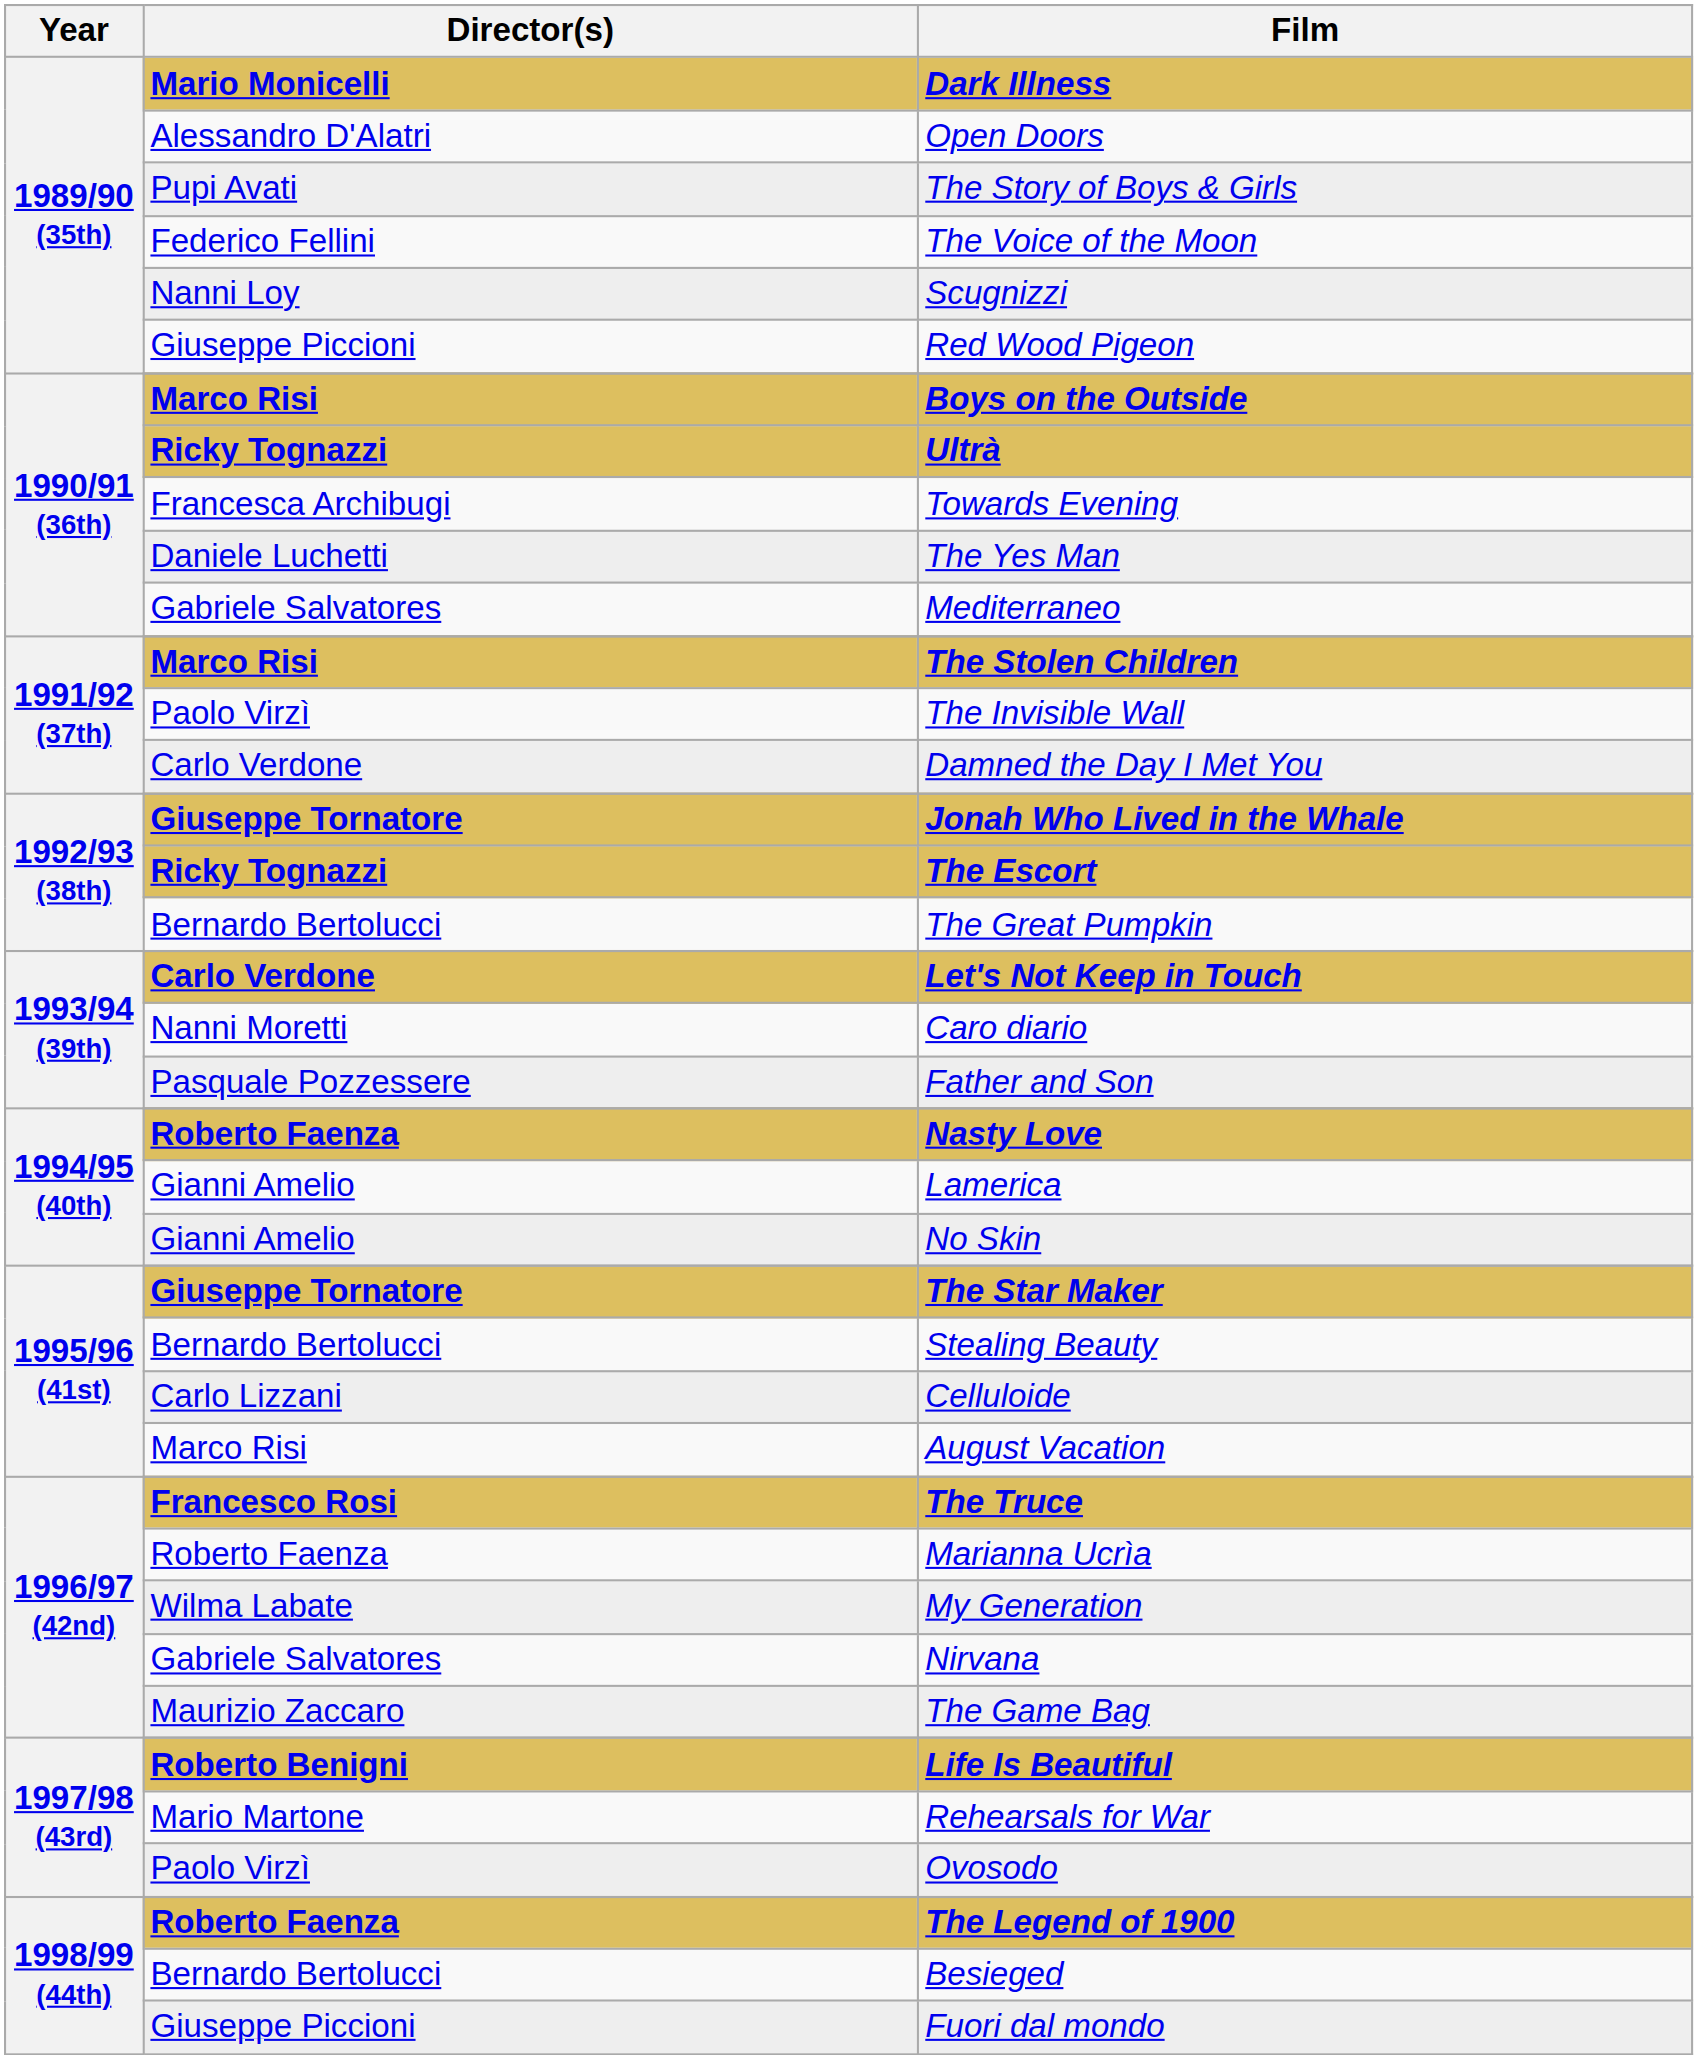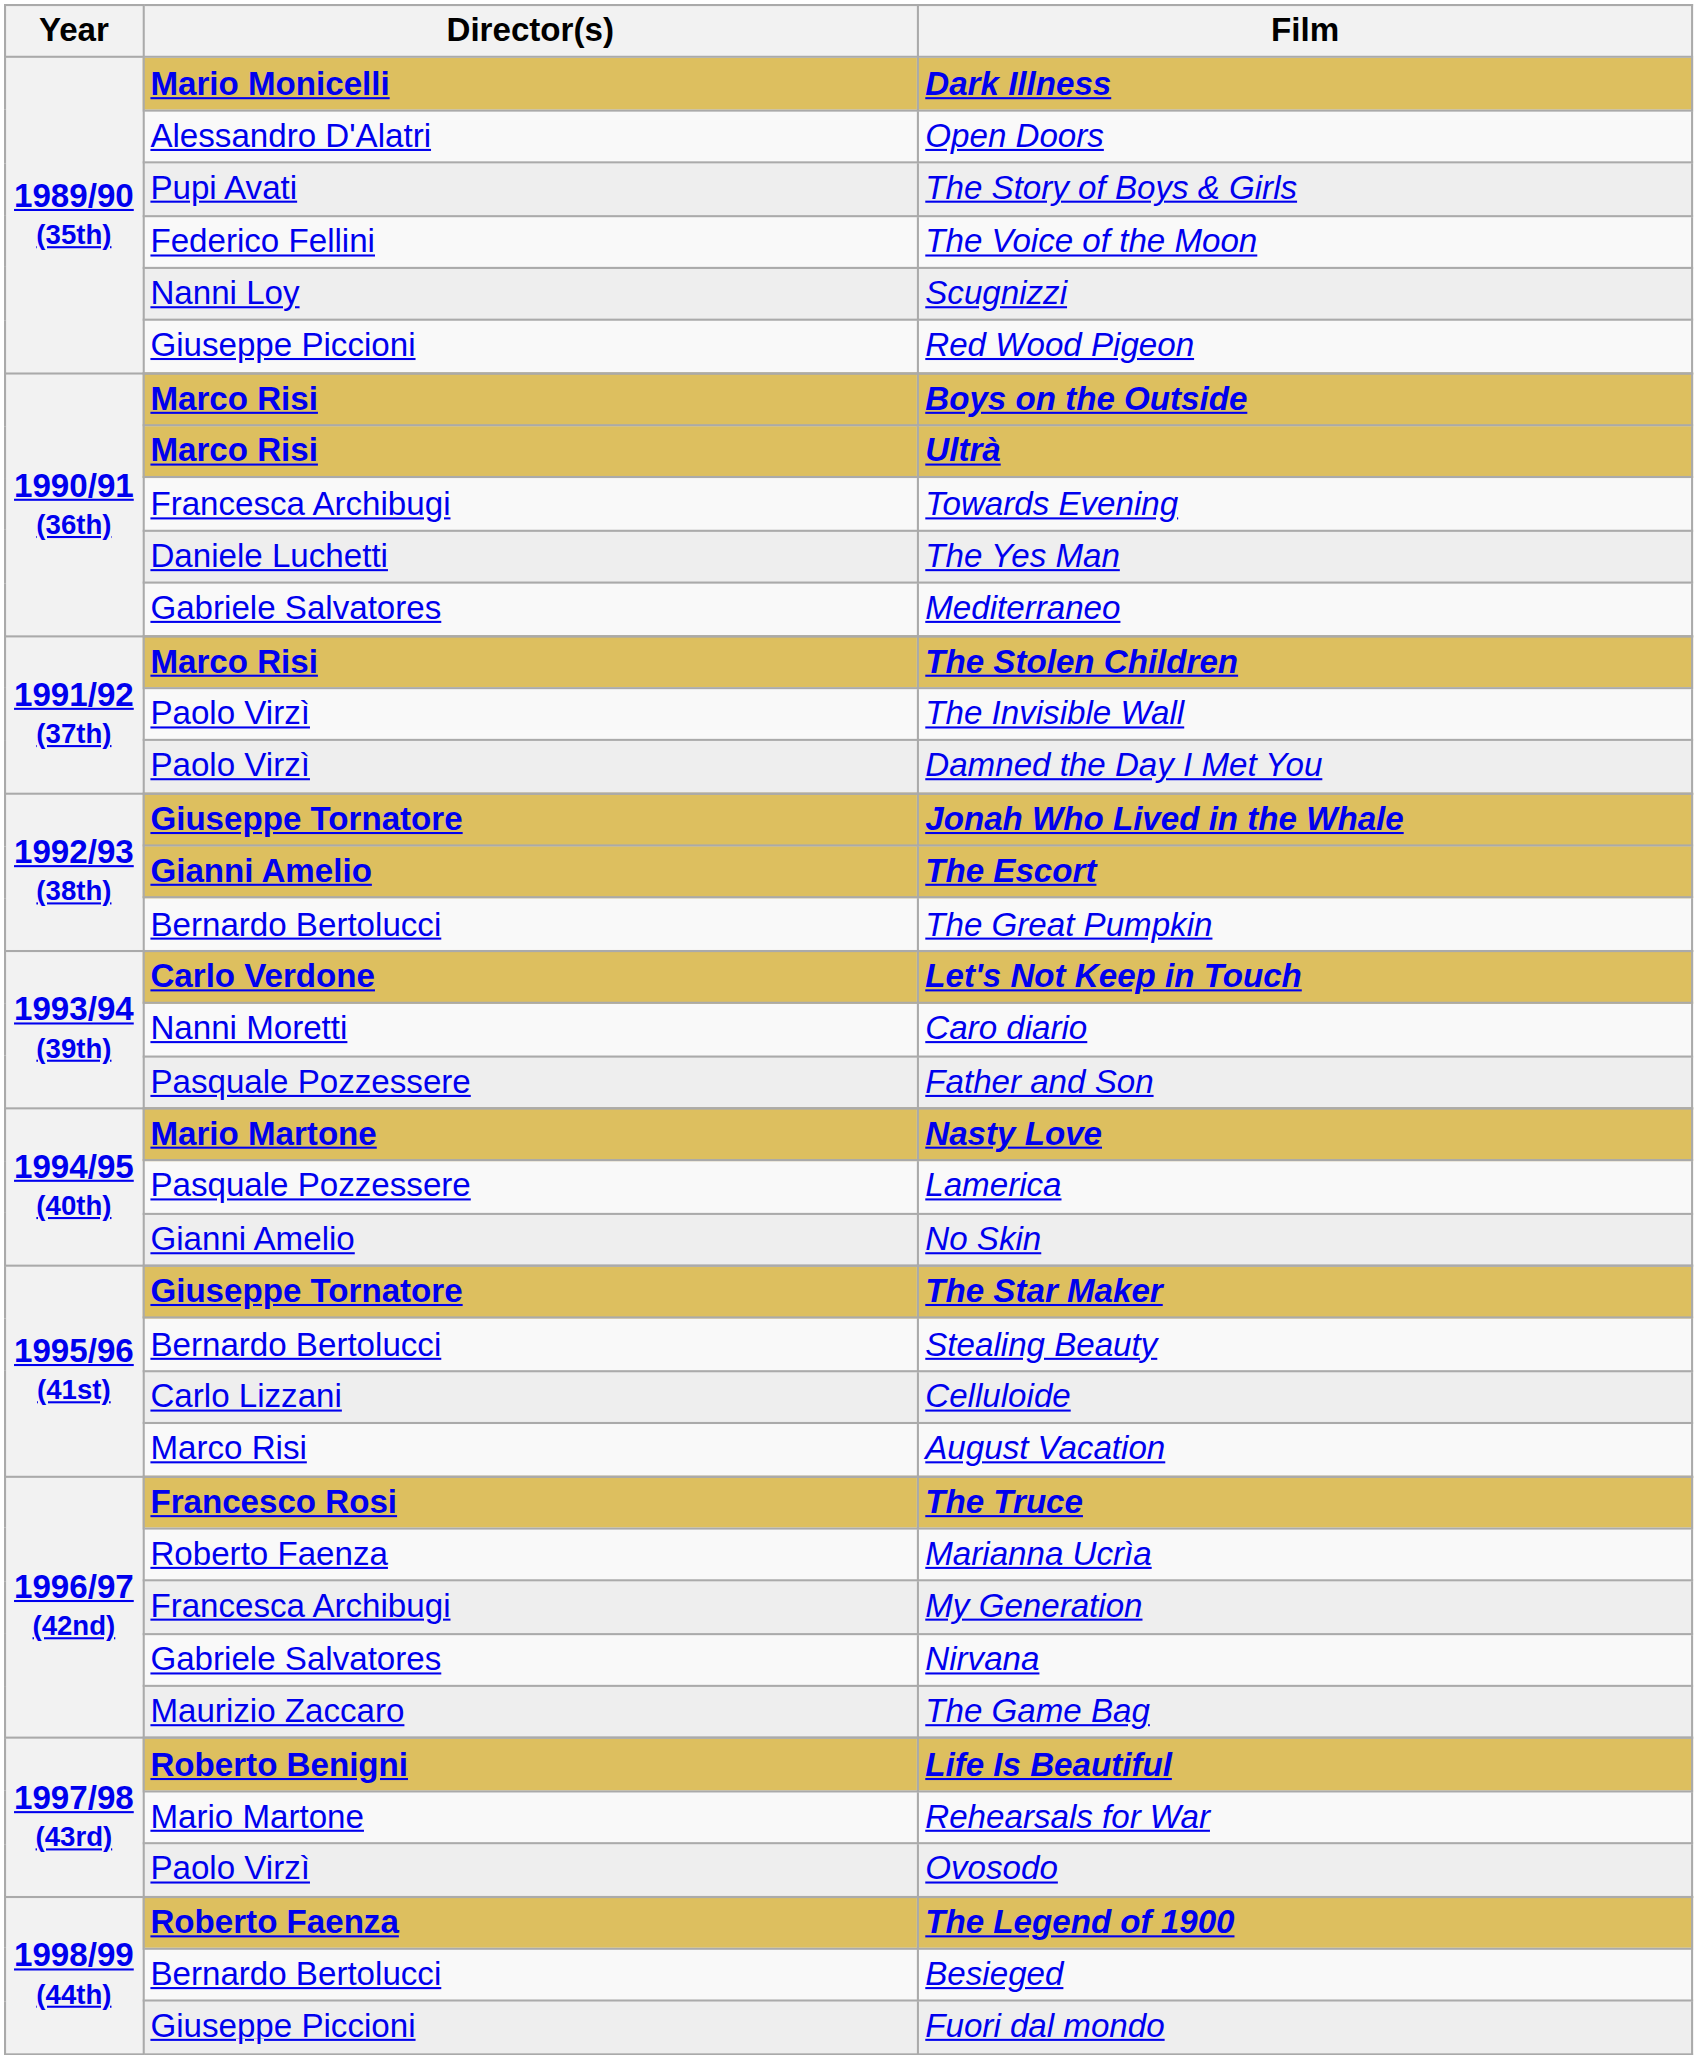(269, 450) Ricky Tognazzi -> (234, 450) Marco Risi
(256, 766) Carlo Verdone -> (230, 766) Paolo Virzì
(269, 871) Ricky Tognazzi -> (261, 871) Gianni Amelio
(275, 1133) Roberto Faenza -> (264, 1133) Mario Martone
(253, 1186) Gianni Amelio -> (311, 1186) Pasquale Pozzessere
(252, 1606) Wilma Labate -> (300, 1606) Francesca Archibugi
